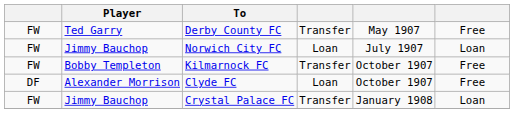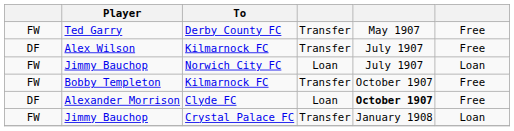+ row: (100, 48)
(394, 83) normal -> (394, 100) bold
